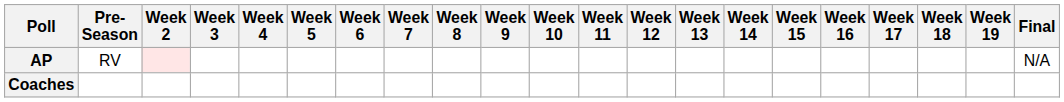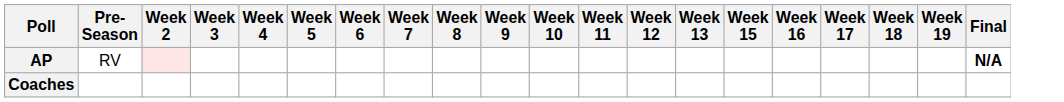- column: (748, 26)
(1037, 60) normal -> (988, 60) bold
